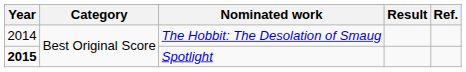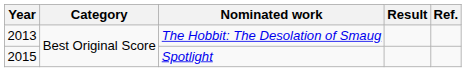(22, 35) 2014 -> (22, 35) 2013
(22, 56) bold -> (22, 56) normal
